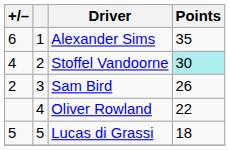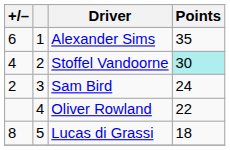(184, 86) 26 -> (184, 86) 24
(12, 133) 5 -> (12, 133) 8
